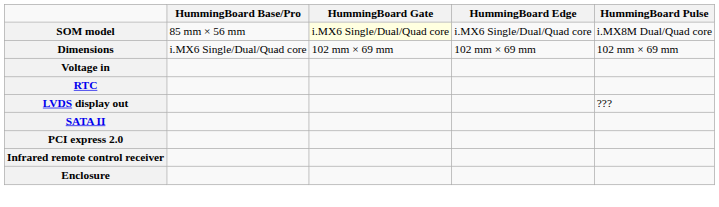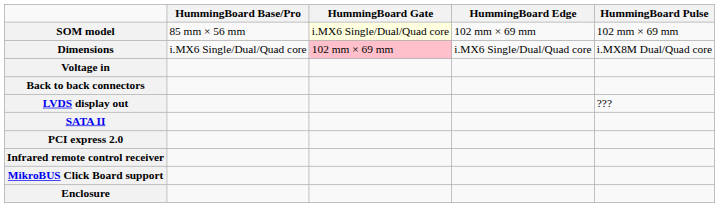(523, 31) i.MX6 Single/Dual/Quad core -> (495, 31) 102 mm × 69 mm
(654, 31) i.MX8M Dual/Quad core -> (638, 31) 102 mm × 69 mm
(353, 49) no background -> (353, 49) pink background
(495, 49) 102 mm × 69 mm -> (523, 49) i.MX6 Single/Dual/Quad core
(638, 49) 102 mm × 69 mm -> (654, 49) i.MX8M Dual/Quad core
- row: (86, 85)
+ row: (86, 85)
+ row: (86, 175)
